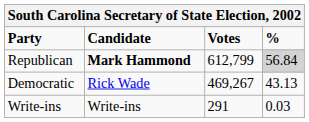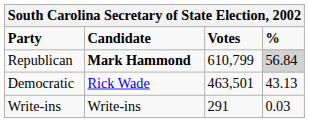(231, 60) 612,799 -> (231, 60) 610,799
(231, 83) 469,267 -> (231, 83) 463,501
